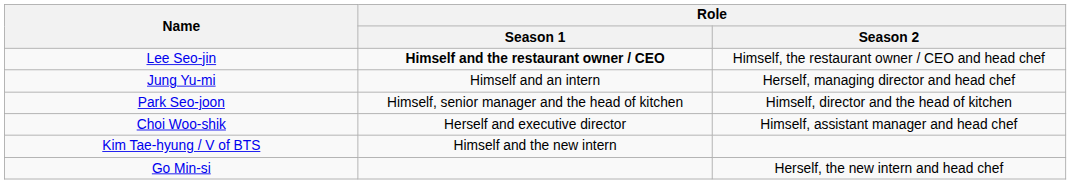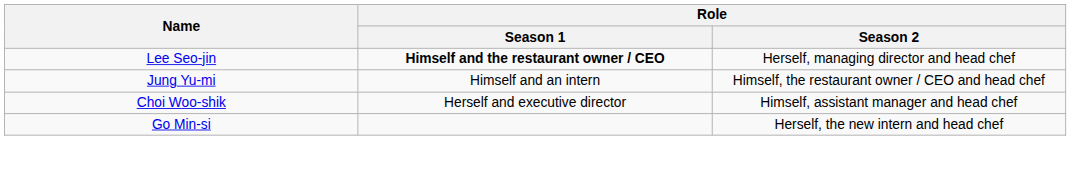(889, 59) Himself, the restaurant owner / CEO and head chef -> (889, 59) Herself, managing director and head chef
(889, 80) Herself, managing director and head chef -> (889, 80) Himself, the restaurant owner / CEO and head chef
- row: (181, 102)
- row: (181, 146)
